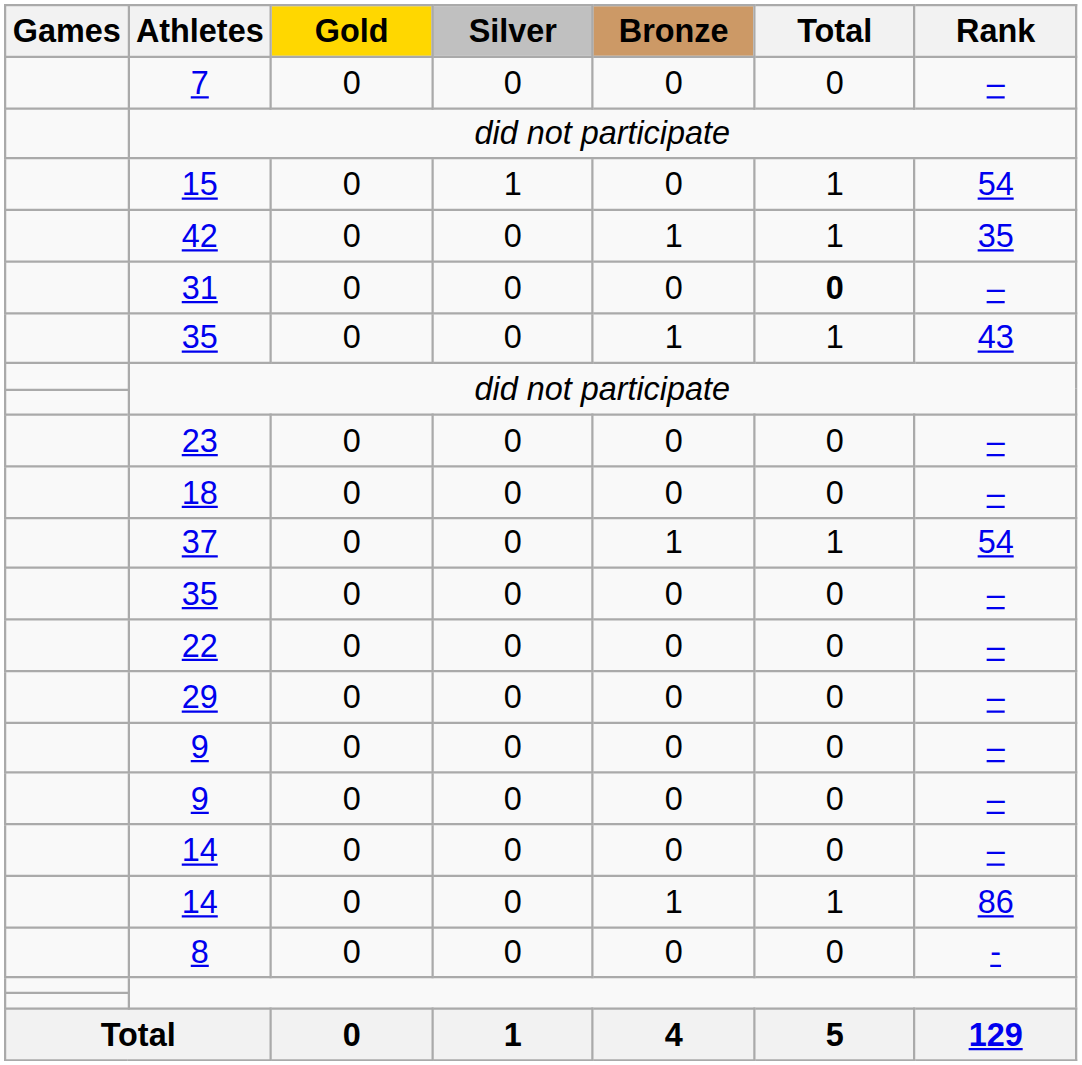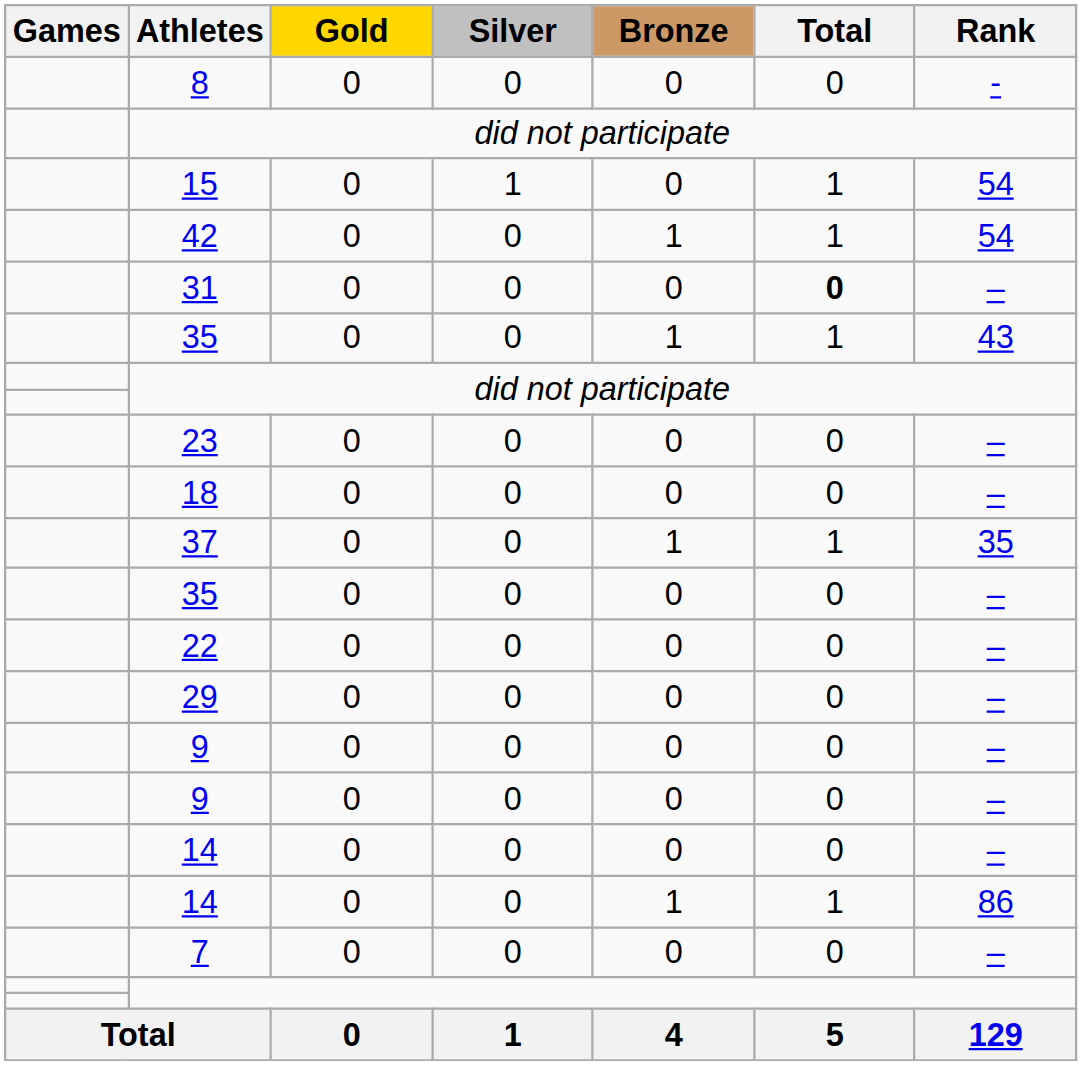rows swapped: (200, 82) <-> (200, 952)
(996, 236) 35 -> (996, 236) 54
(996, 543) 54 -> (996, 543) 35
